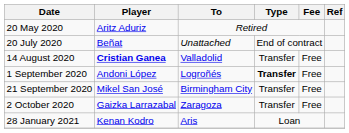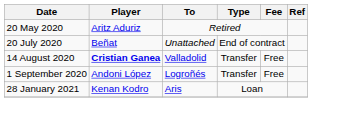(277, 74) bold -> (239, 74) normal
- row: (49, 89)
- row: (40, 105)
